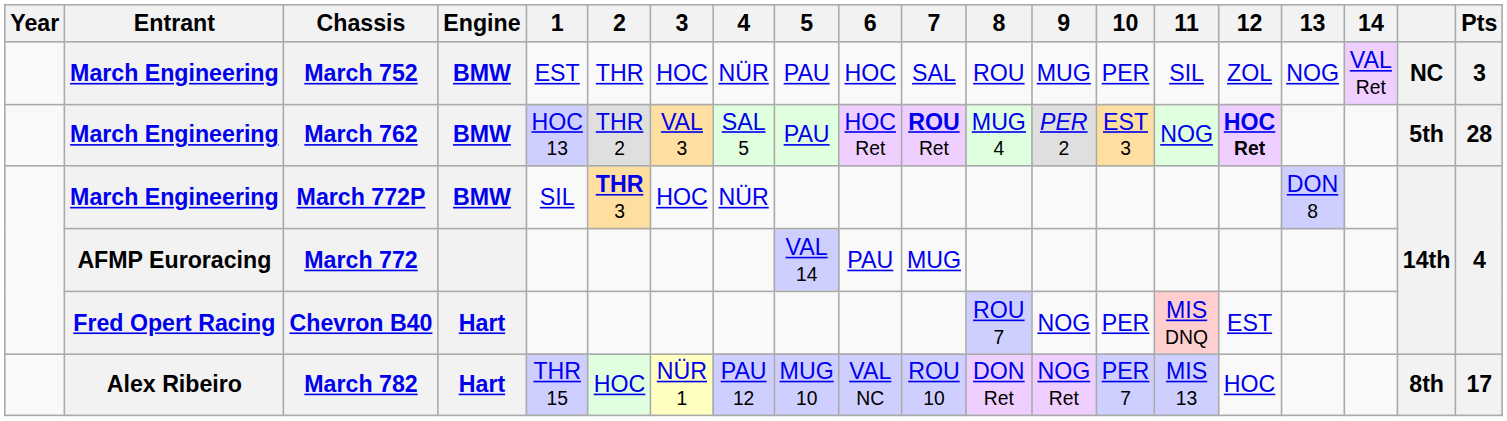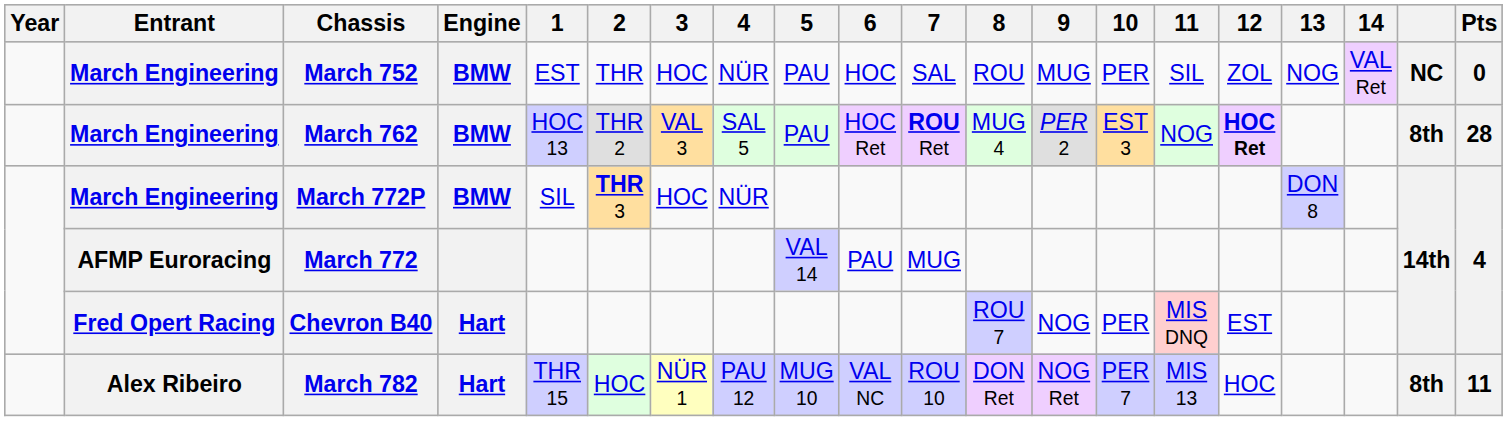(1479, 73) 3 -> (1479, 73) 0
(1427, 135) 5th -> (1427, 135) 8th
(1479, 385) 17 -> (1479, 385) 11
